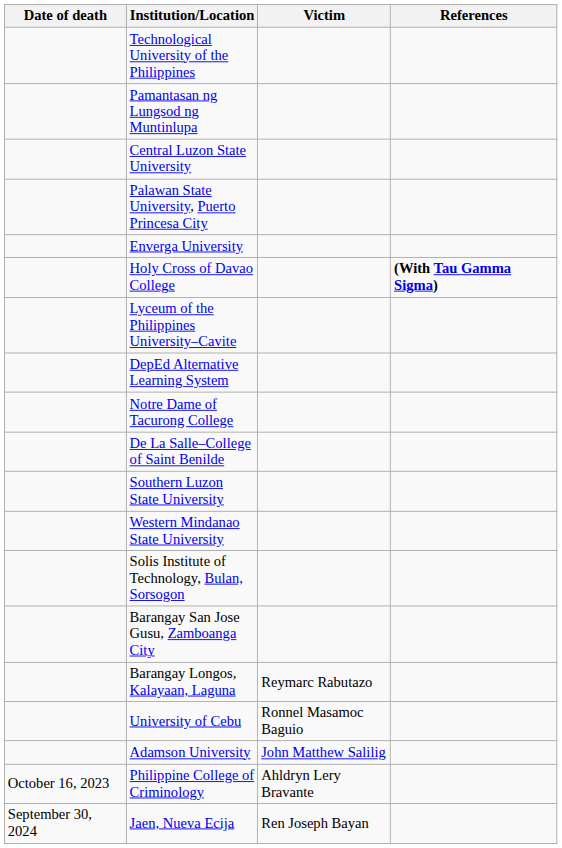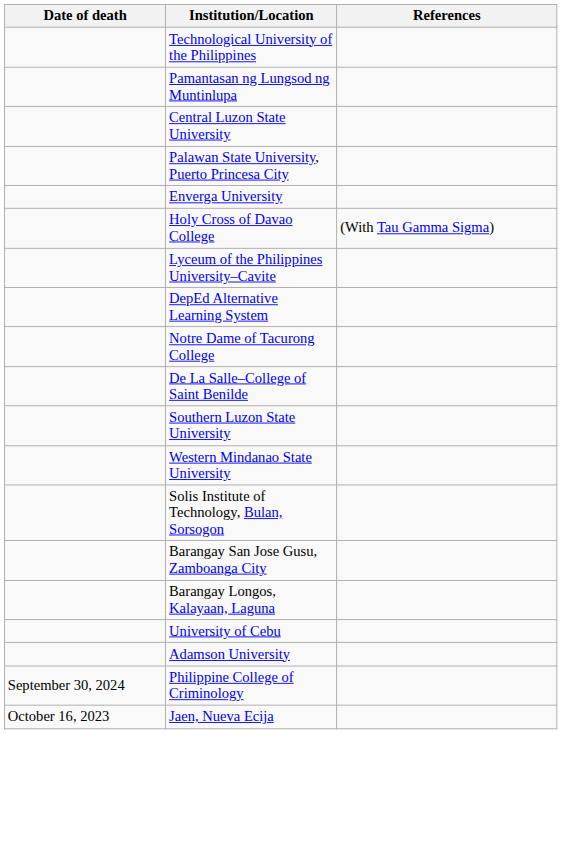- column: (324, 16)
(453, 277) bold -> (417, 228) normal
(59, 783) October 16, 2023 -> (66, 685) September 30, 2024
(50, 823) September 30, 2024 -> (59, 716) October 16, 2023
